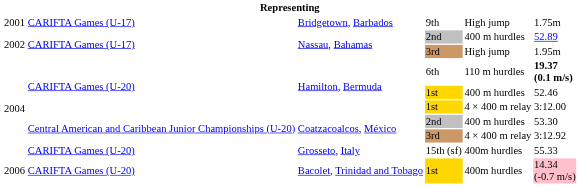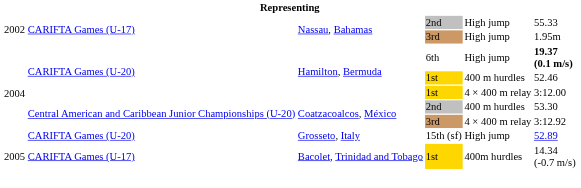- row: (345, 22)
(495, 37) 400 m hurdles -> (487, 22) High jump
(546, 37) 52.89 -> (546, 22) 55.33
(494, 72) 110 m hurdles -> (487, 57) High jump
(493, 150) 400m hurdles -> (487, 136) High jump
(546, 150) 55.33 -> (546, 136) 52.89
(15, 171) 2006 -> (15, 156) 2005
(81, 171) CARIFTA Games (U-20) -> (81, 156) CARIFTA Games (U-17)
(555, 171) pink background -> (555, 156) no background
